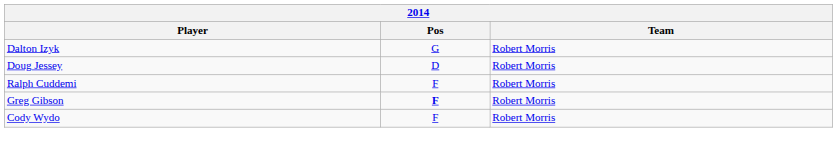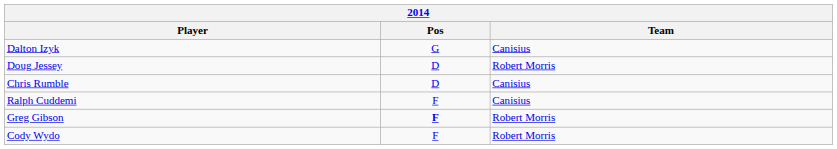(524, 48) Robert Morris -> (511, 48) Canisius
+ row: (38, 83)
(524, 83) Robert Morris -> (511, 100) Canisius
